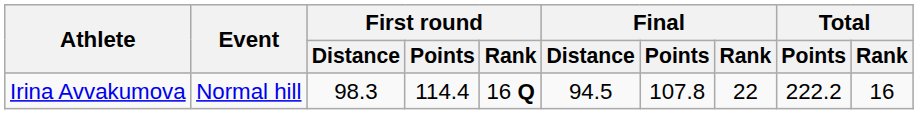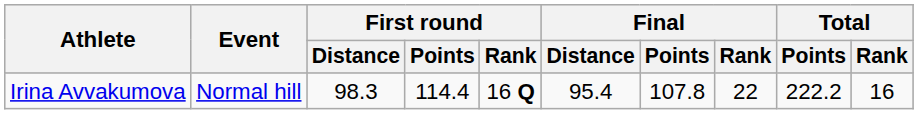(591, 91) 94.5 -> (591, 91) 95.4
